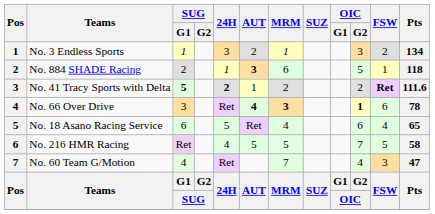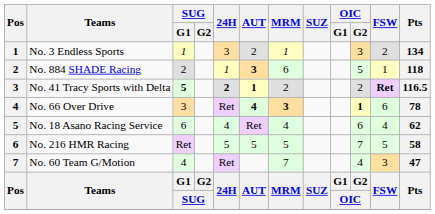(254, 87) normal -> (254, 87) bold
(415, 87) 111.6 -> (415, 87) 116.5
(227, 125) 5 -> (227, 125) 4
(415, 125) 65 -> (415, 125) 62
(227, 143) 4 -> (227, 143) 5
